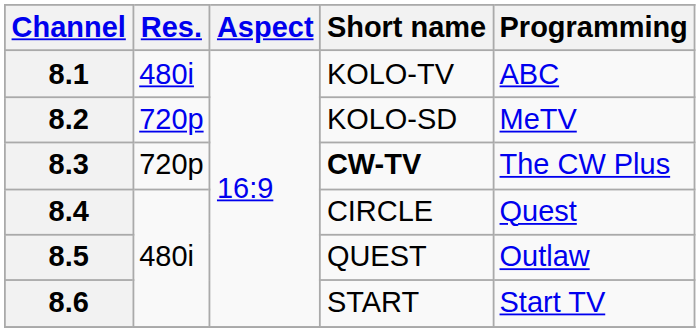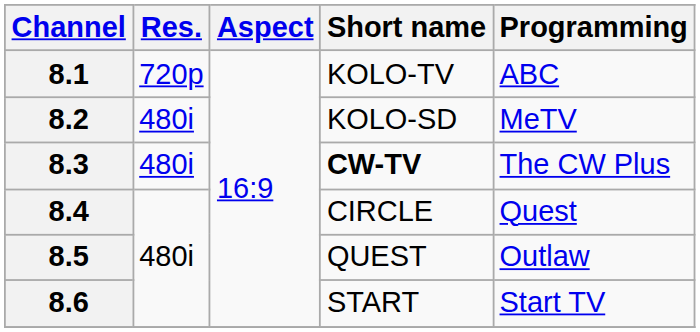(167, 73) 480i -> (171, 73) 720p
(171, 119) 720p -> (167, 119) 480i
(171, 165) 720p -> (167, 165) 480i
